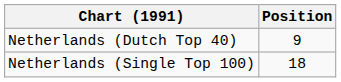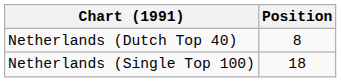(297, 40) 9 -> (297, 40) 8
